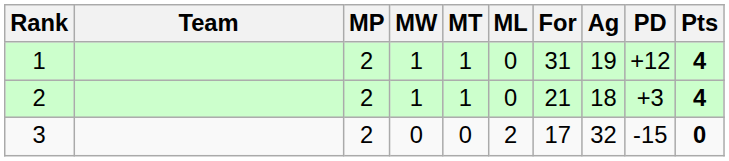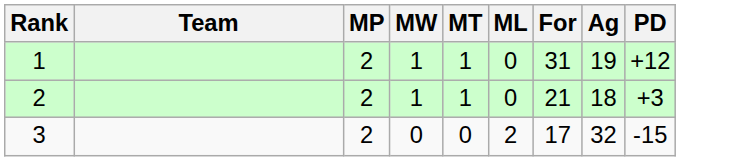- column: (700, 23)
